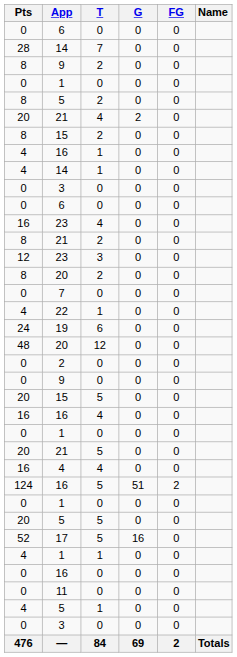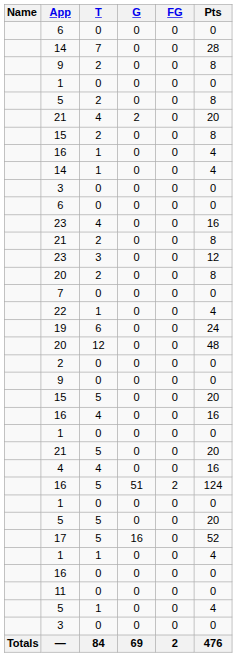columns swapped: (213, 13) <-> (23, 13)
